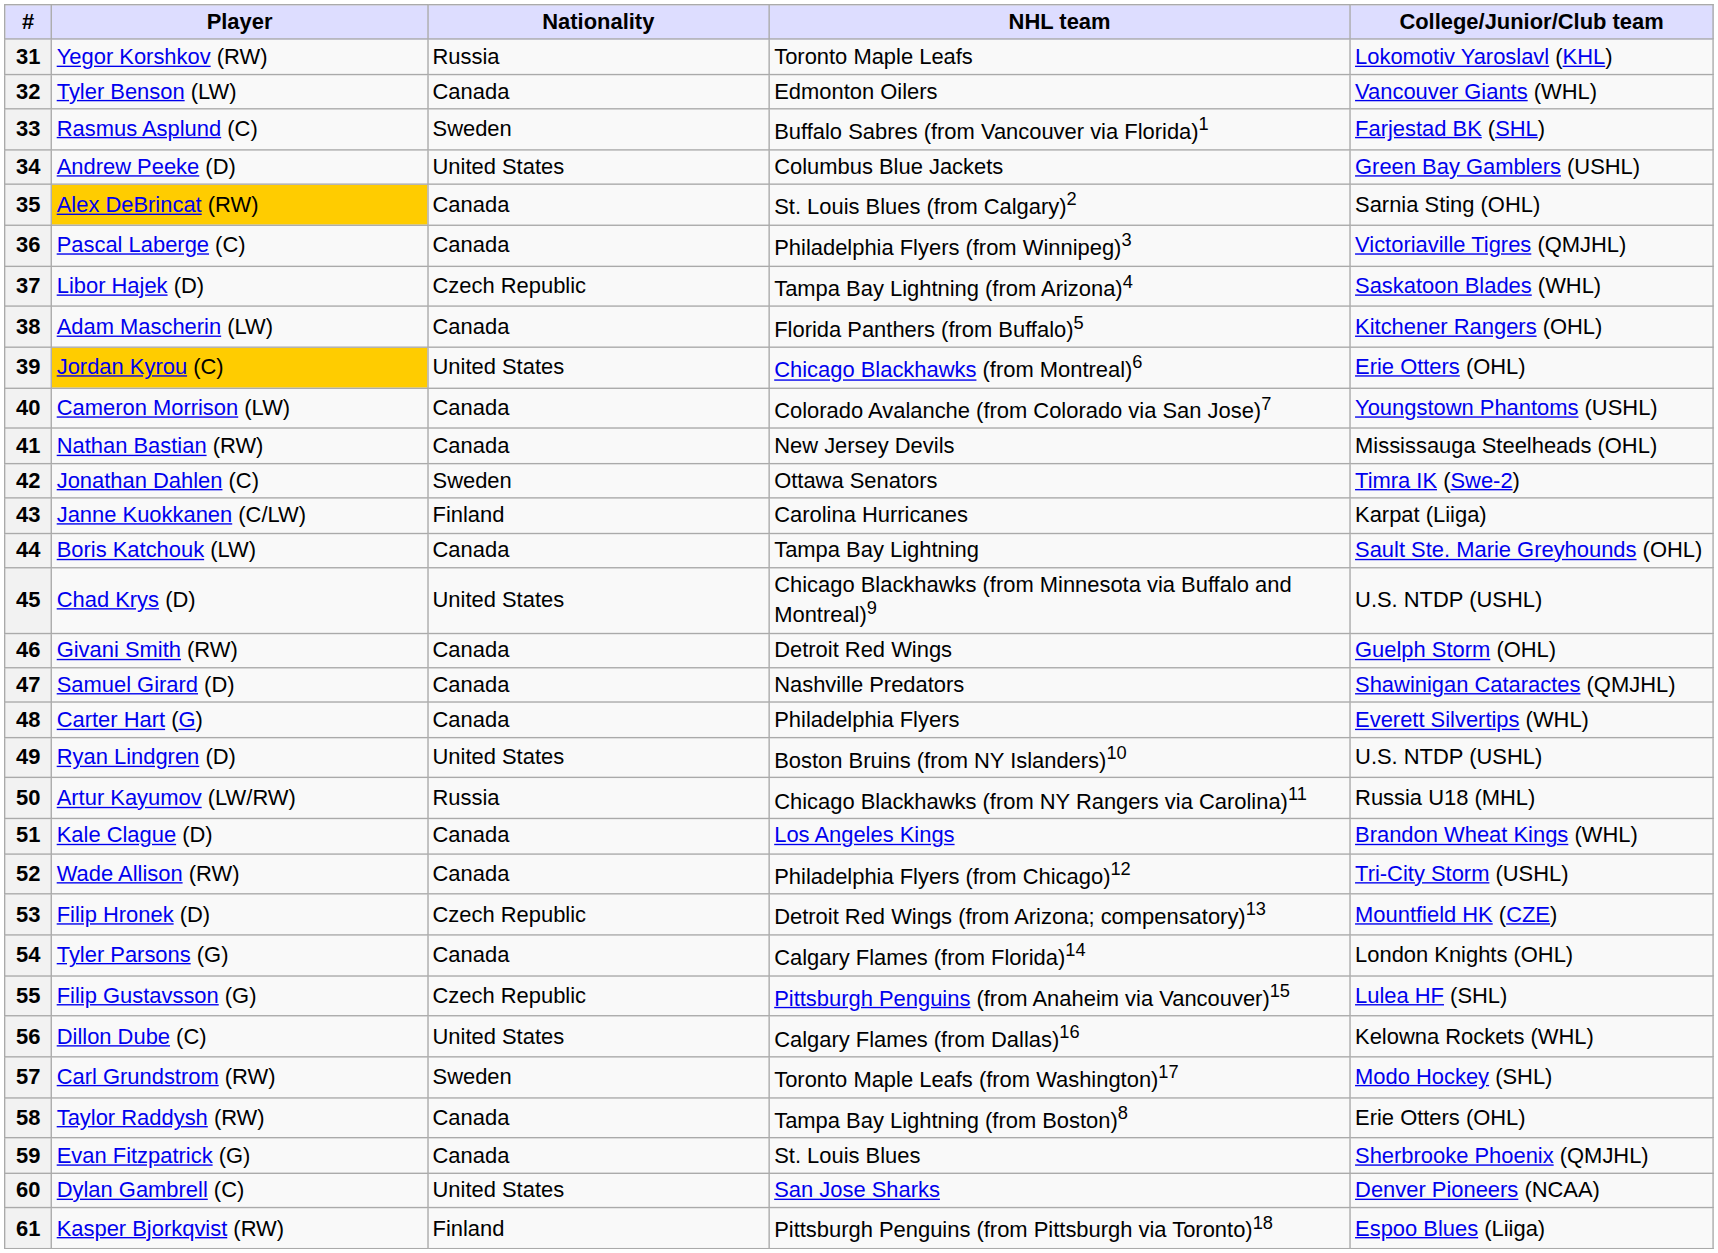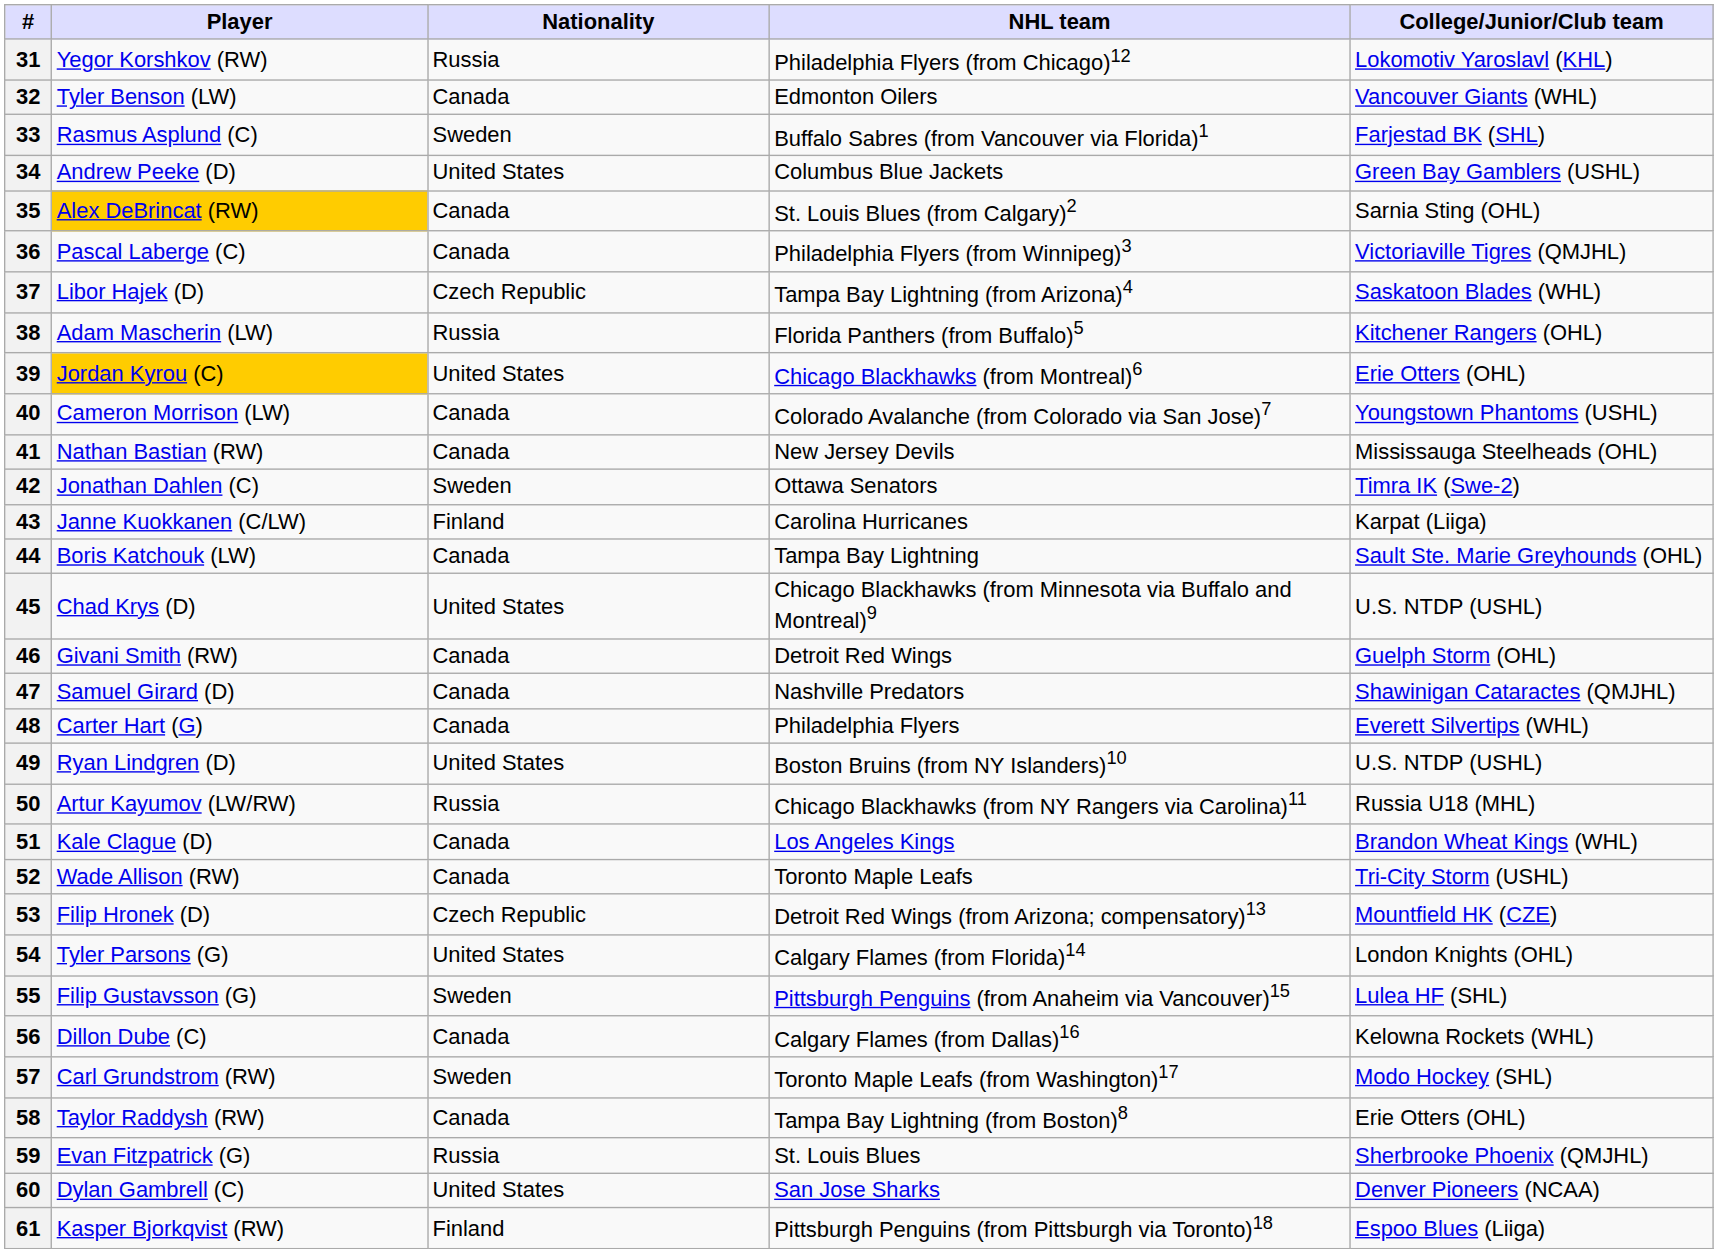(874, 56) Toronto Maple Leafs -> (952, 59) Philadelphia Flyers (from Chicago)12
(471, 326) Canada -> (466, 332) Russia
(952, 873) Philadelphia Flyers (from Chicago)12 -> (874, 876) Toronto Maple Leafs
(471, 954) Canada -> (498, 954) United States
(509, 995) Czech Republic -> (472, 995) Sweden
(498, 1036) United States -> (471, 1036) Canada
(471, 1155) Canada -> (466, 1155) Russia
